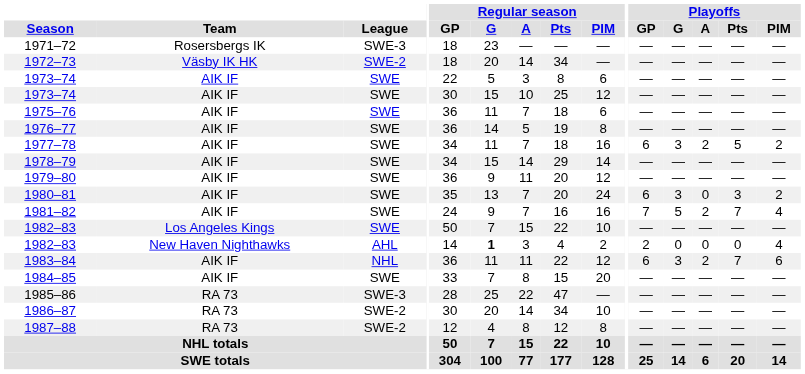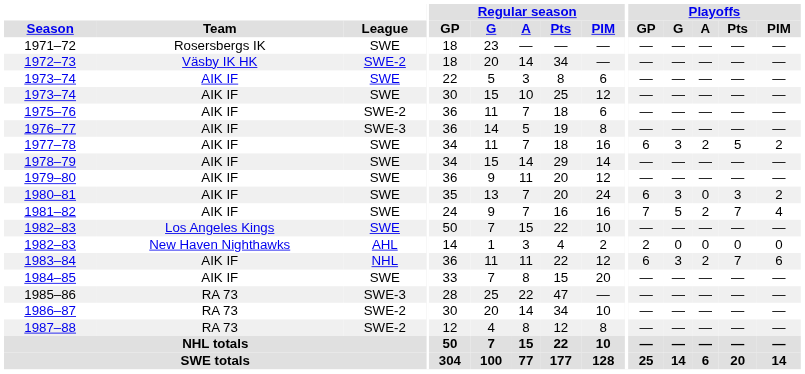(385, 45) SWE-3 -> (385, 45) SWE
(385, 111) SWE -> (385, 111) SWE-2
(385, 128) SWE -> (385, 128) SWE-3
(491, 244) bold -> (491, 244) normal
(779, 244) 4 -> (779, 244) 0
